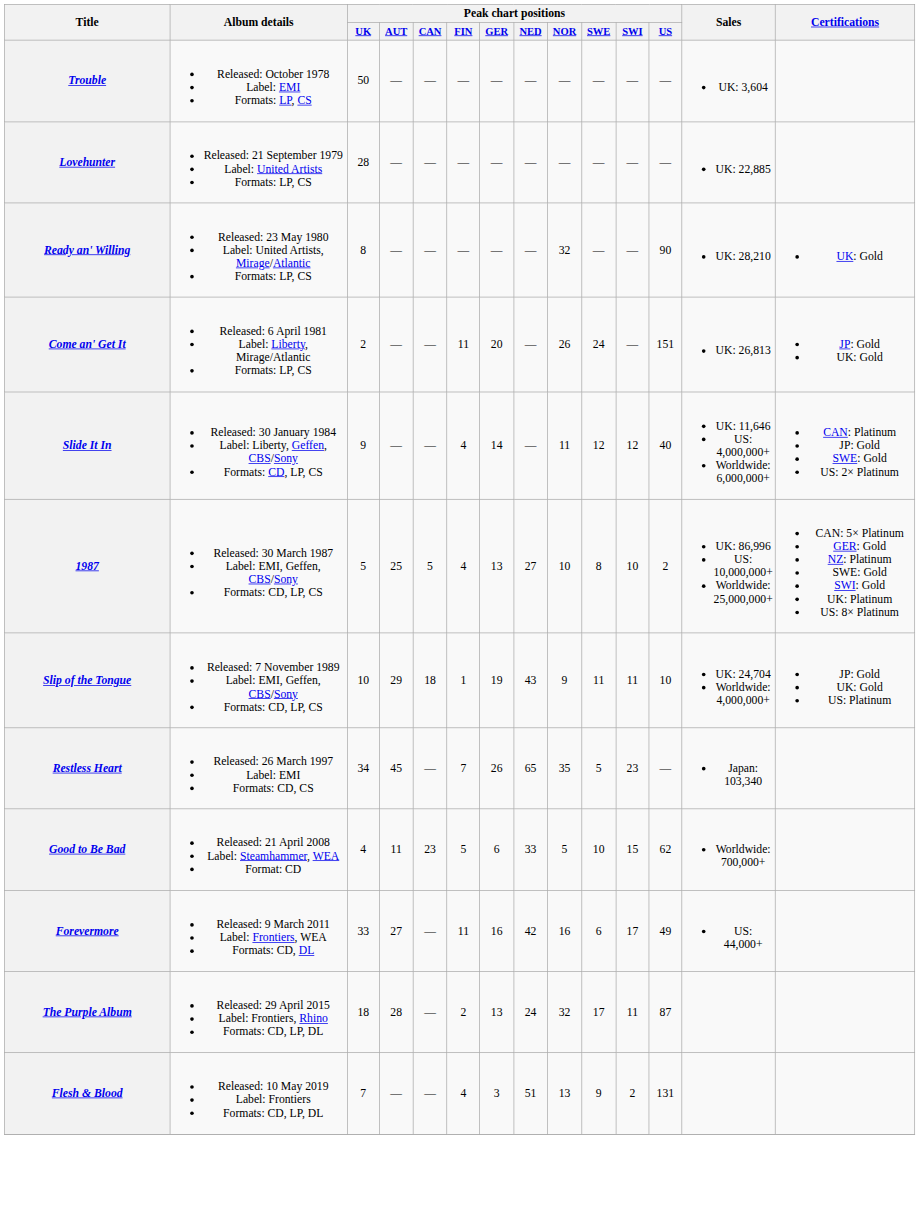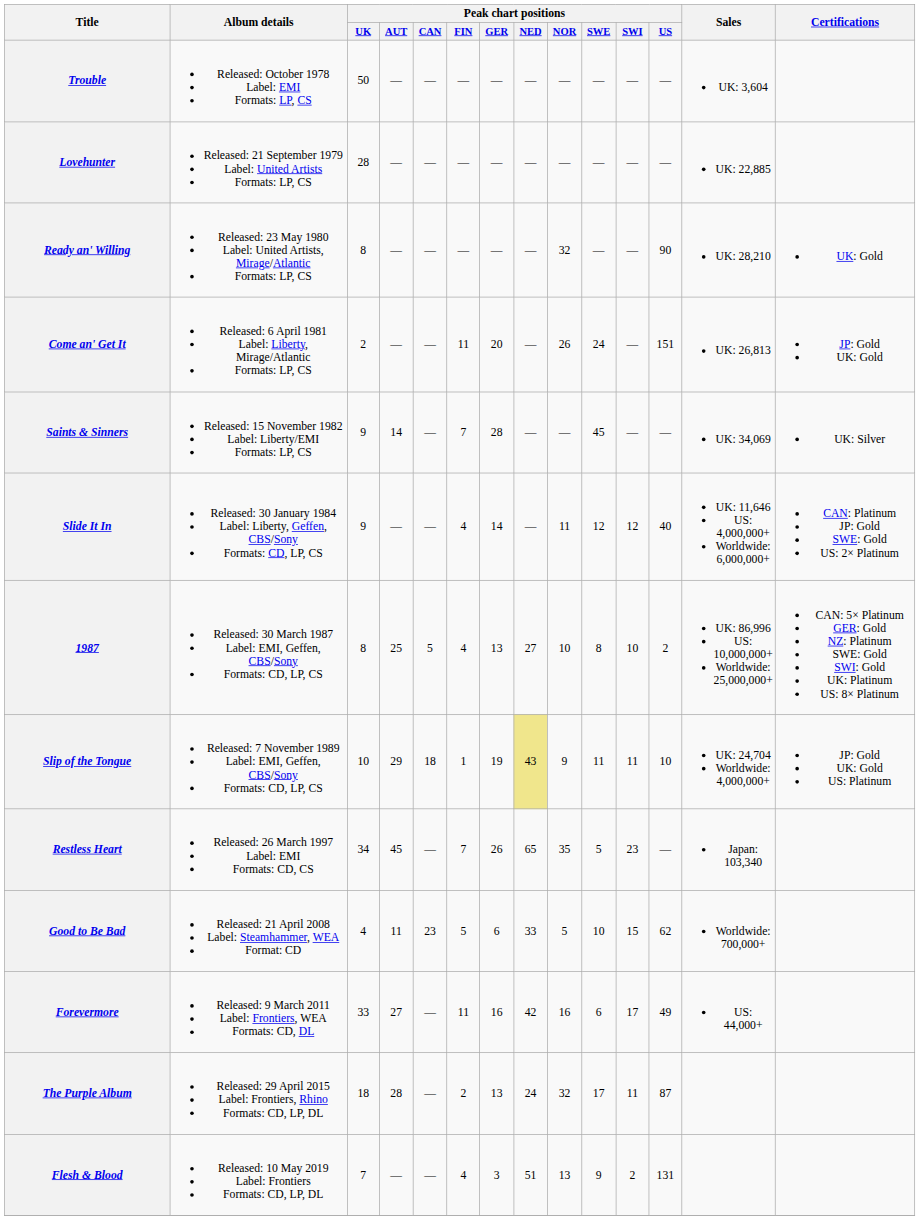+ row: (87, 432)
(363, 566) 5 -> (363, 647) 8
(531, 680) no background -> (531, 761) khaki background
